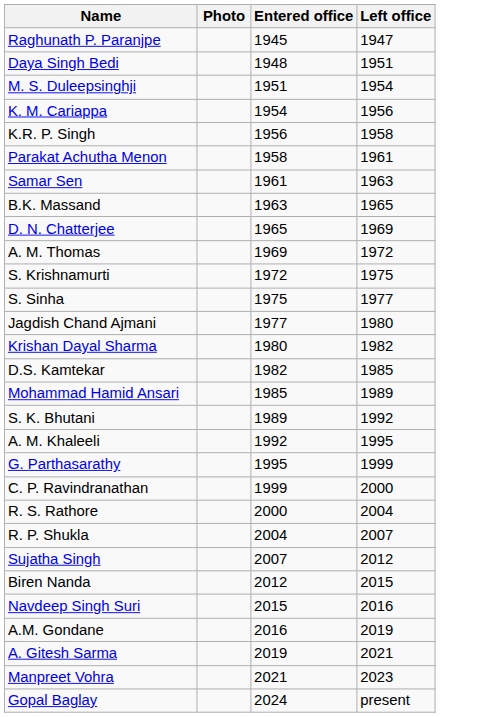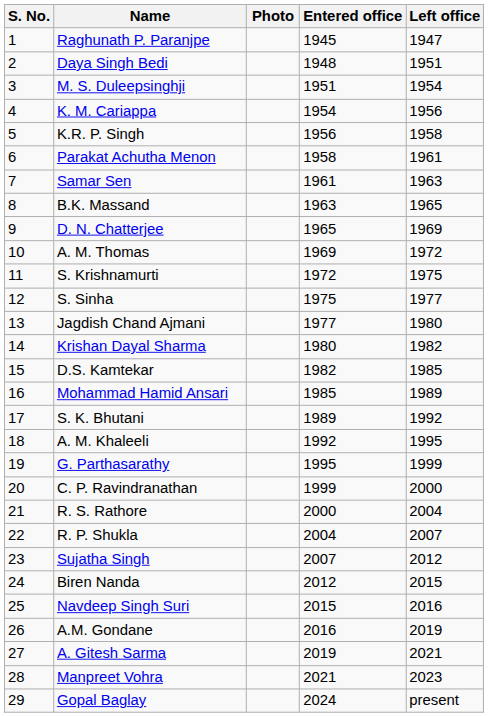+ column: (29, 16)
